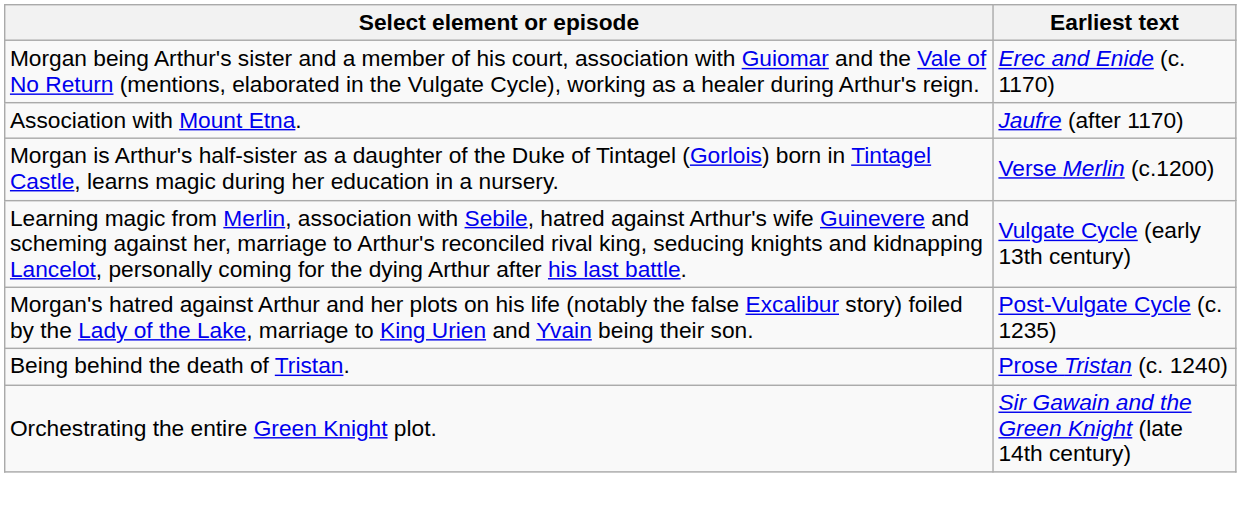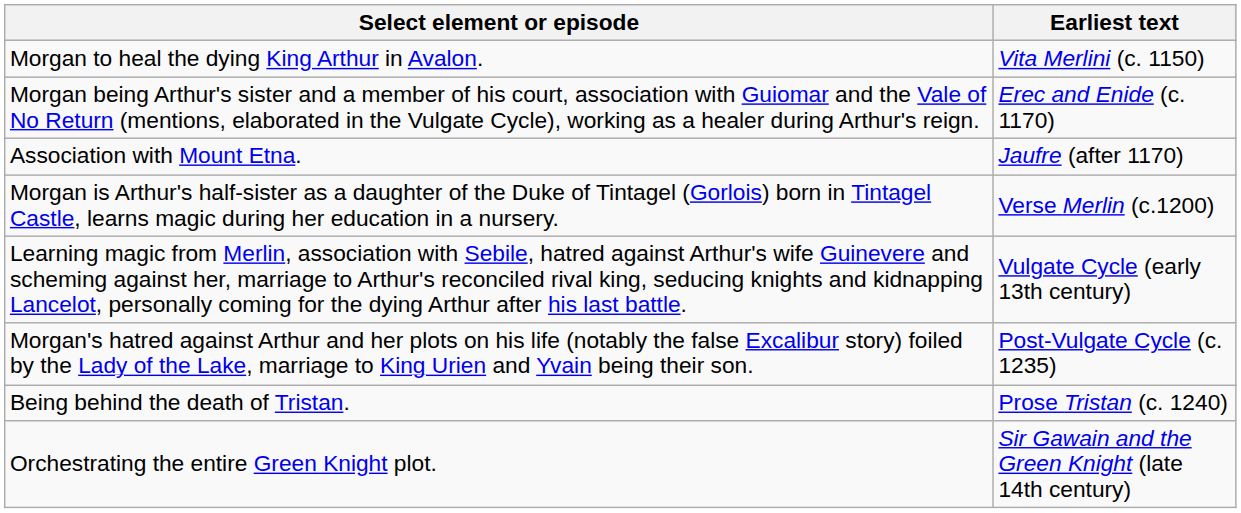+ row: (247, 58)
